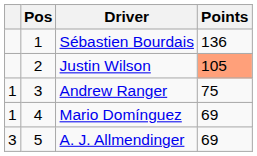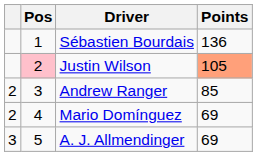(38, 66) no background -> (38, 66) pink background
(12, 91) 1 -> (12, 91) 2
(210, 91) 75 -> (210, 91) 85
(12, 115) 1 -> (12, 115) 2
